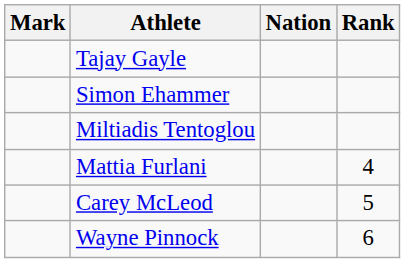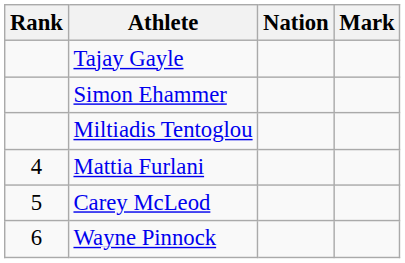columns swapped: (368, 22) <-> (38, 22)
